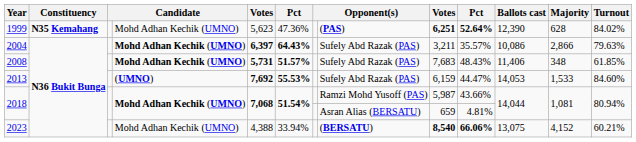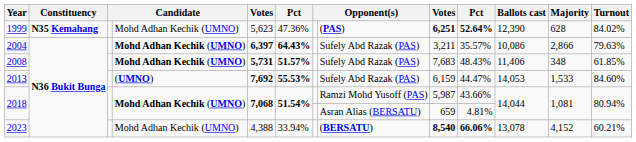(511, 128) 13,075 -> (511, 128) 13,078
